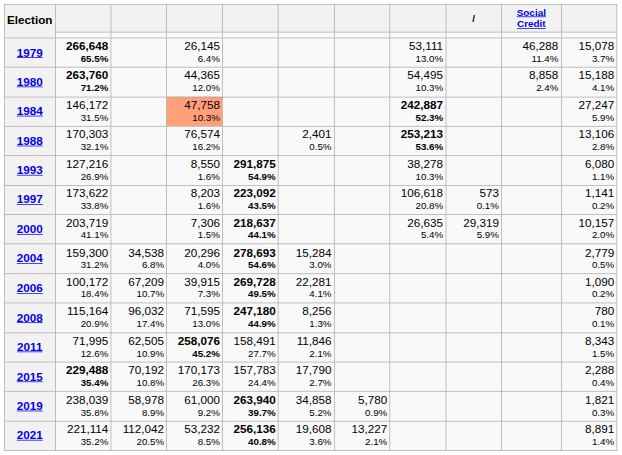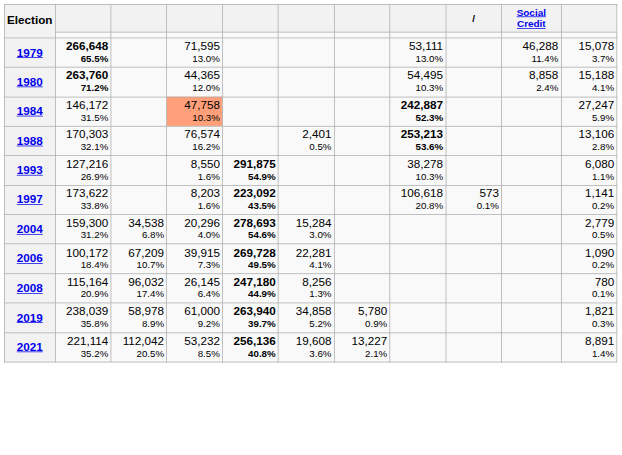(202, 52) 26,145 6.4% -> (202, 52) 71,595 13.0%
- row: (30, 229)
(202, 317) 71,595 13.0% -> (202, 288) 26,145 6.4%
- row: (30, 347)
- row: (30, 376)
